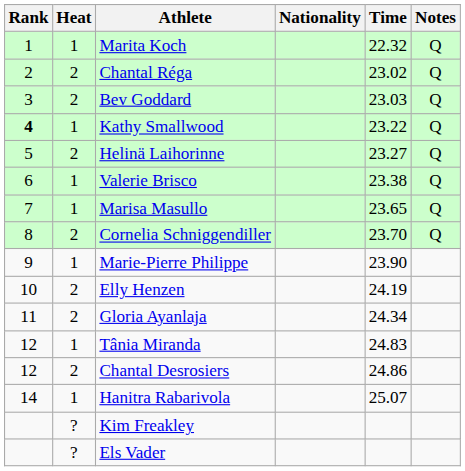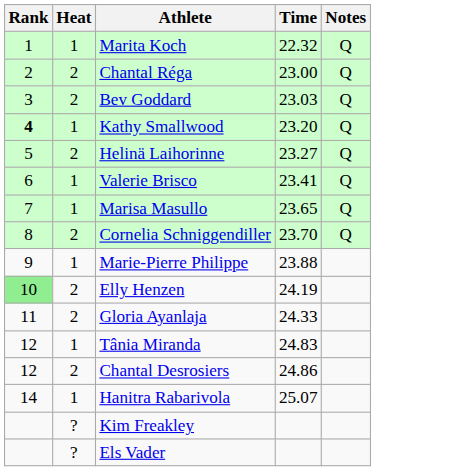- column: (320, 18)
(388, 72) 23.02 -> (298, 72) 23.00
(388, 126) 23.22 -> (298, 126) 23.20
(388, 180) 23.38 -> (298, 180) 23.41
(388, 262) 23.90 -> (298, 262) 23.88
(28, 289) no background -> (28, 289) lightgreen background
(388, 316) 24.34 -> (298, 316) 24.33
